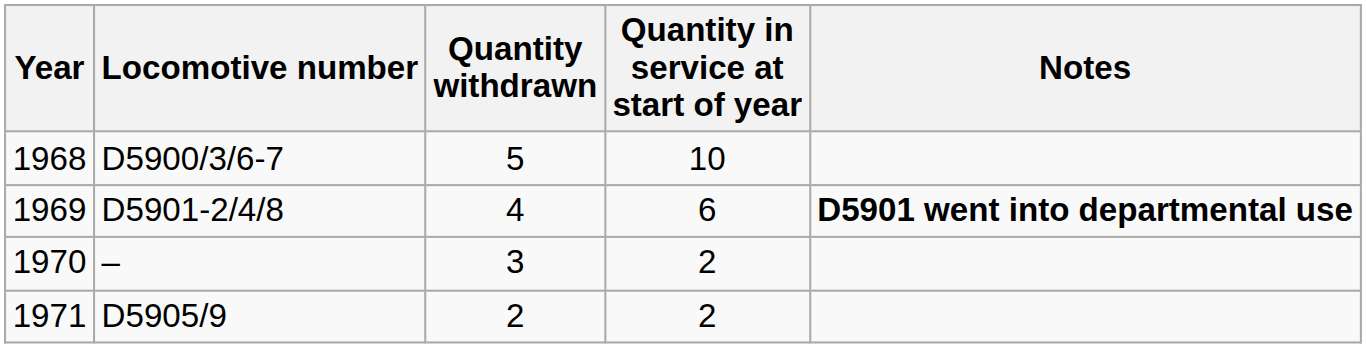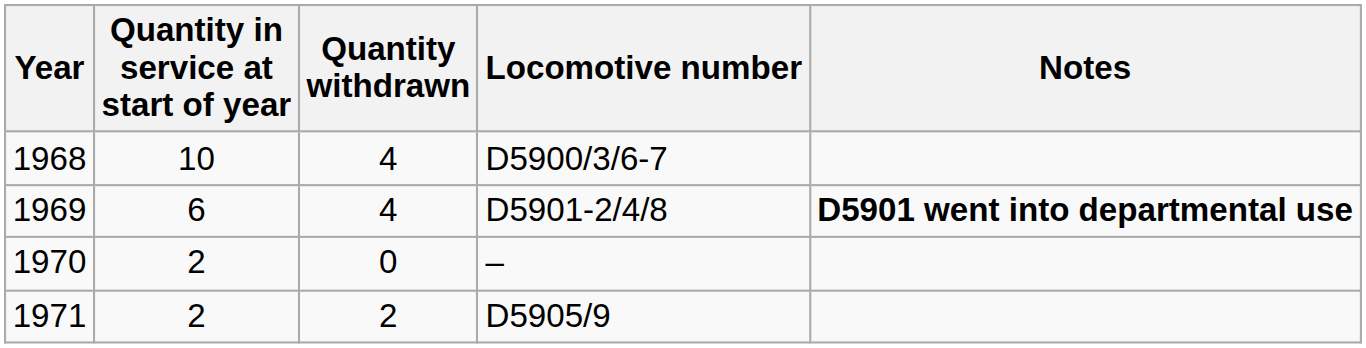columns swapped: (707, 68) <-> (260, 68)
(515, 157) 5 -> (388, 157) 4
(515, 262) 3 -> (388, 262) 0
